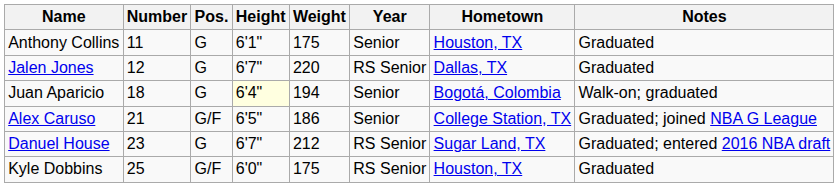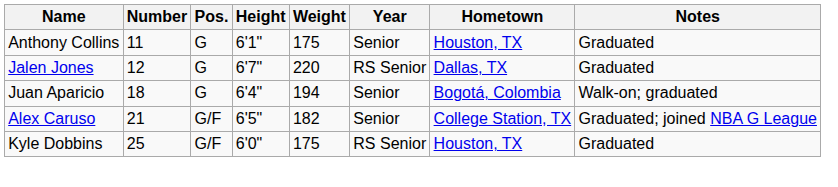(249, 93) lightyellow background -> (249, 93) no background
(306, 118) 186 -> (306, 118) 182
- row: (59, 144)
